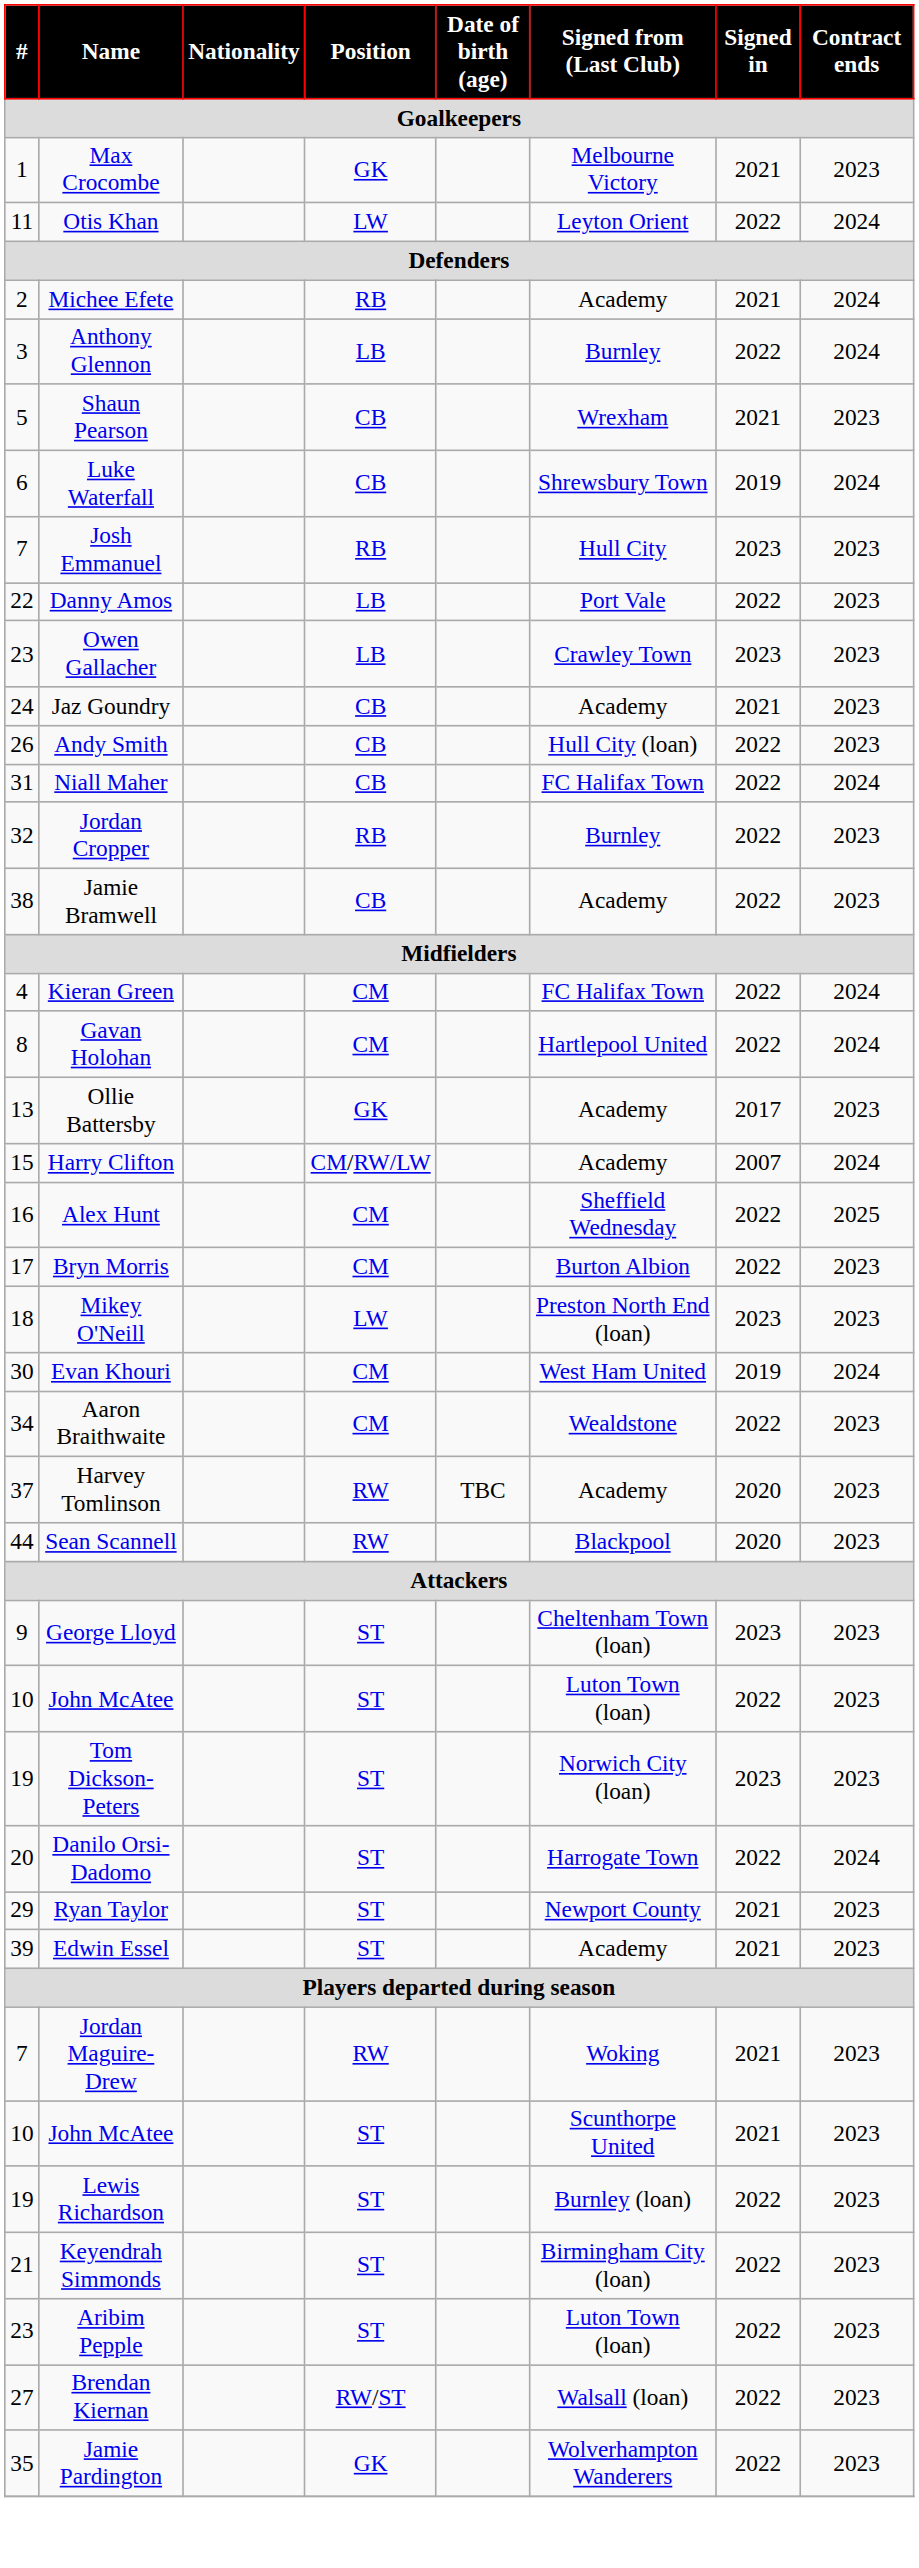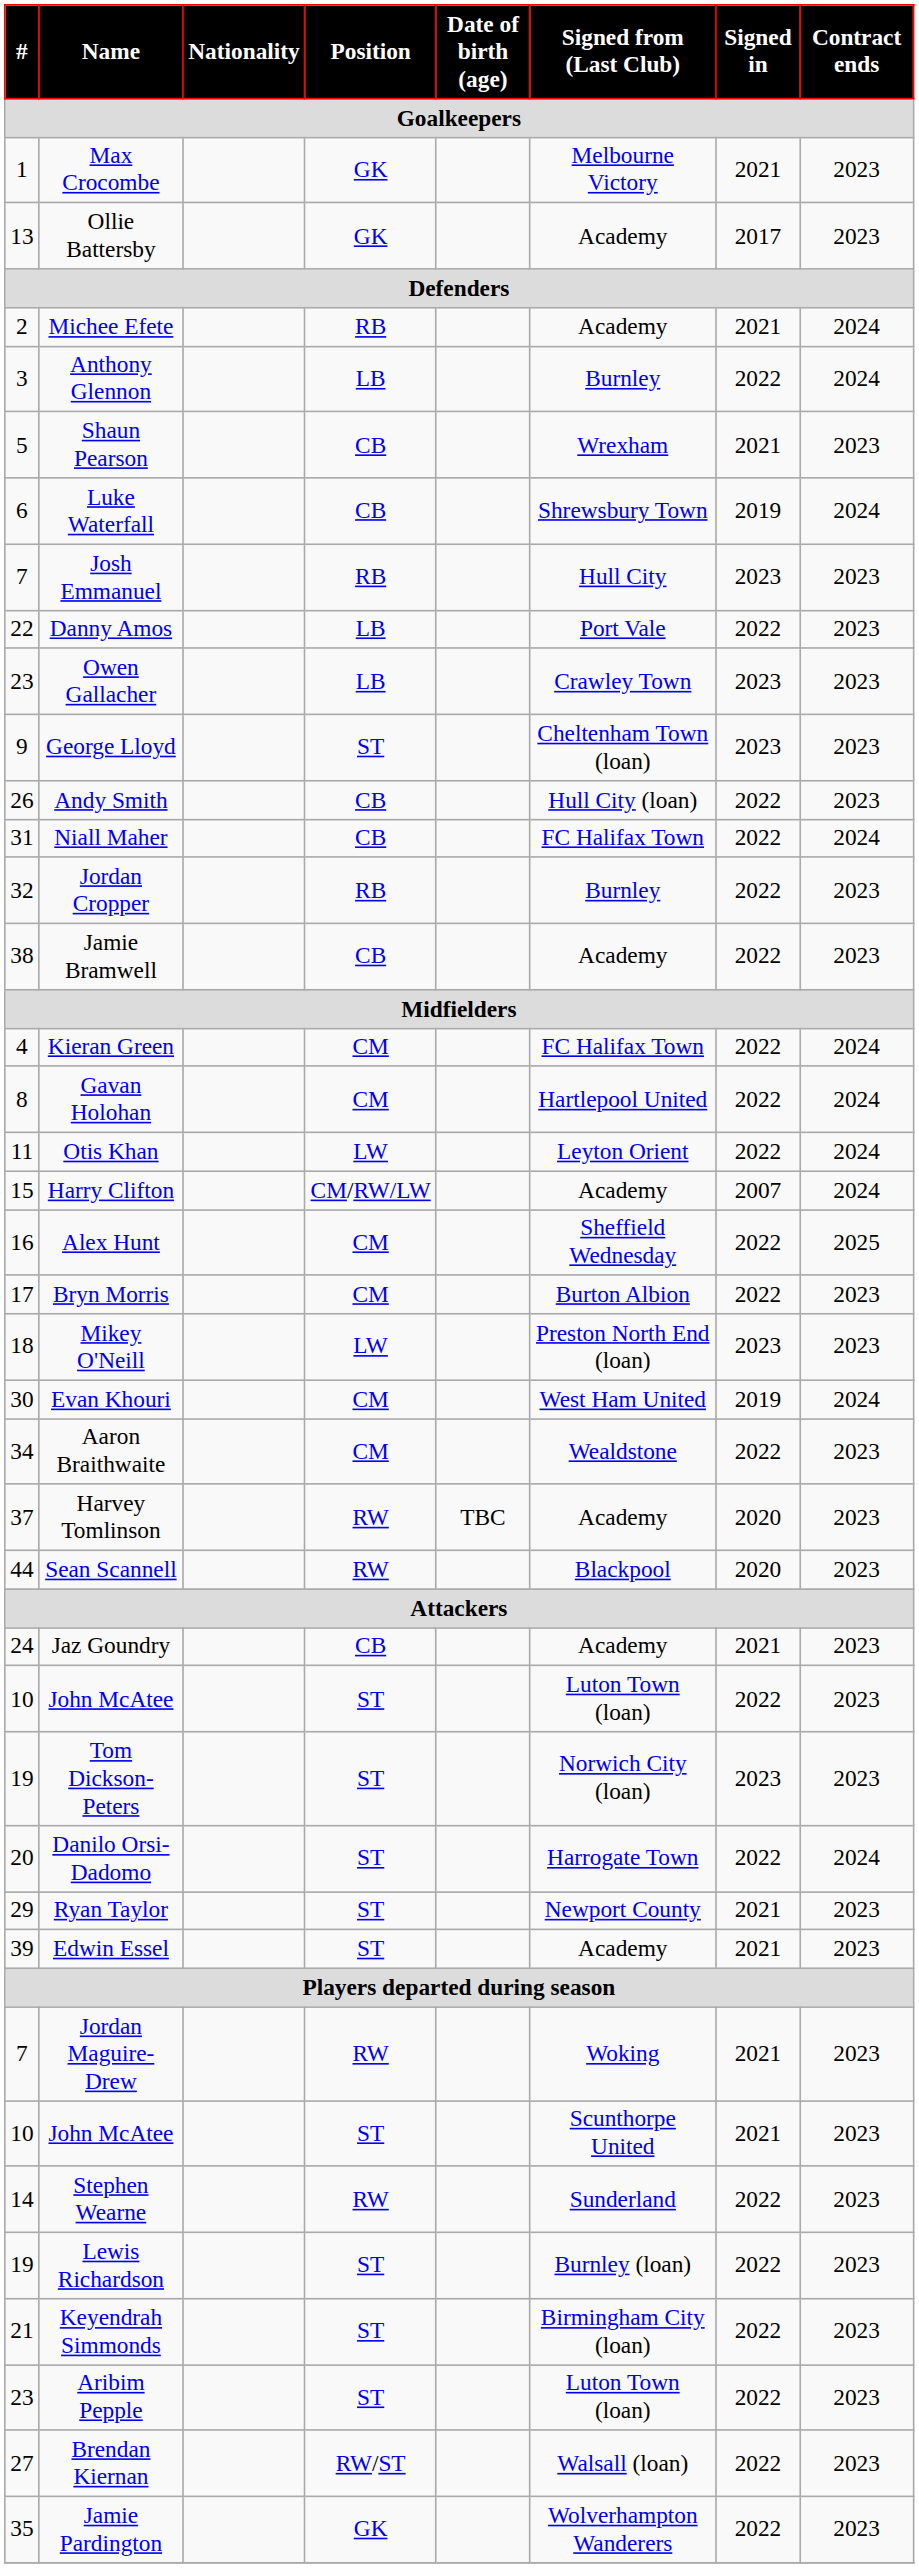rows swapped: (22, 1110) <-> (22, 222)
rows swapped: (22, 706) <-> (22, 1632)
+ row: (22, 2199)
